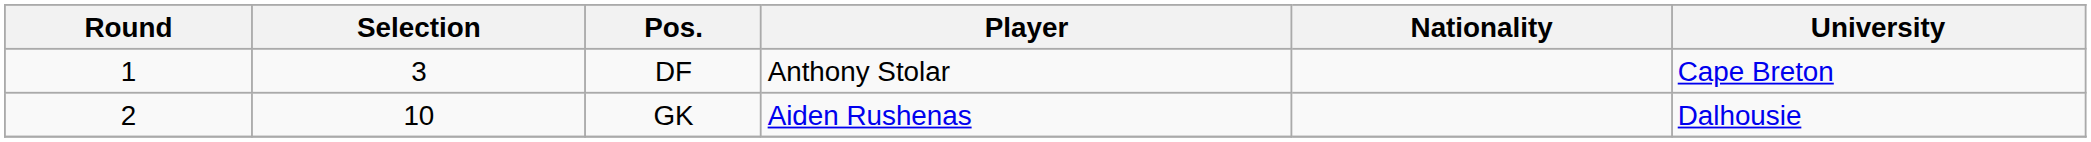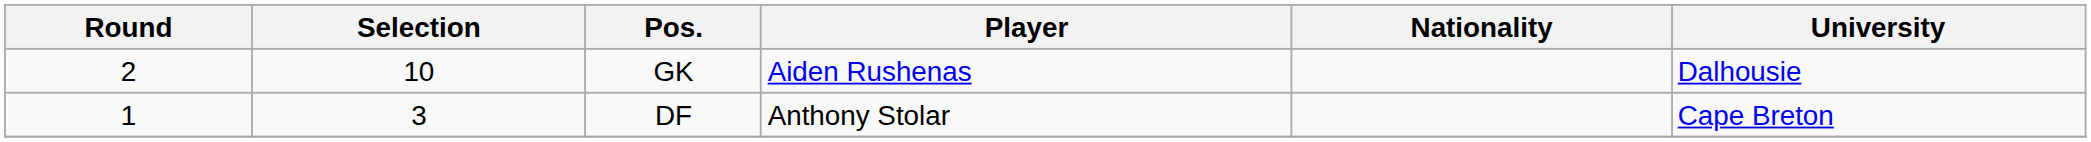rows swapped: (674, 71) <-> (674, 115)
